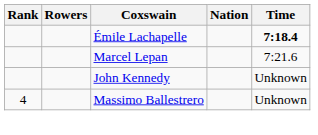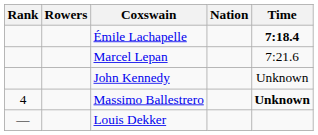(281, 99) normal -> (282, 99) bold
+ row: (130, 120)
